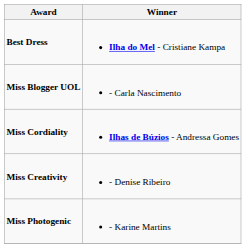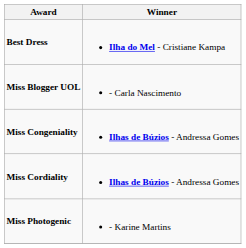+ row: (42, 131)
- row: (37, 176)
